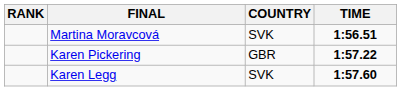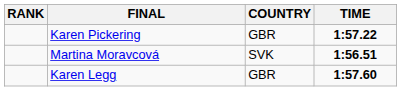rows swapped: (105, 34) <-> (95, 55)
(261, 75) SVK -> (262, 75) GBR
